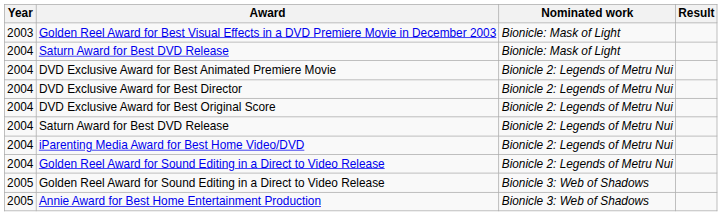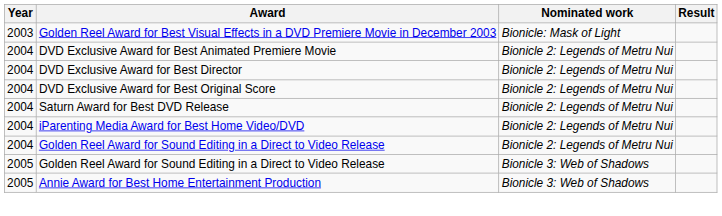- row: (134, 51)
